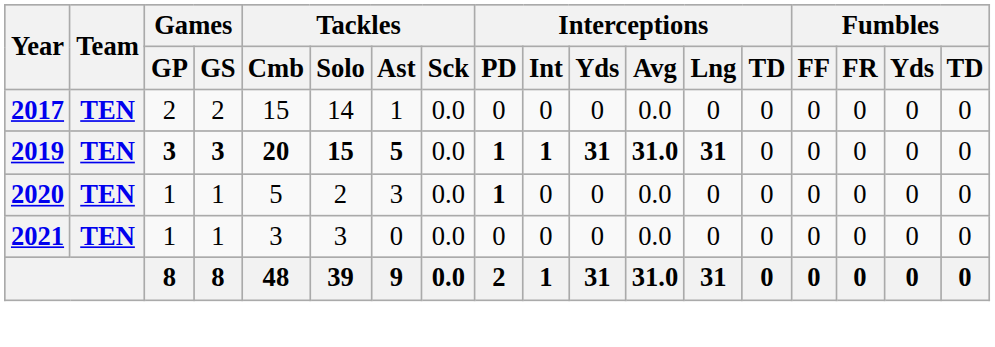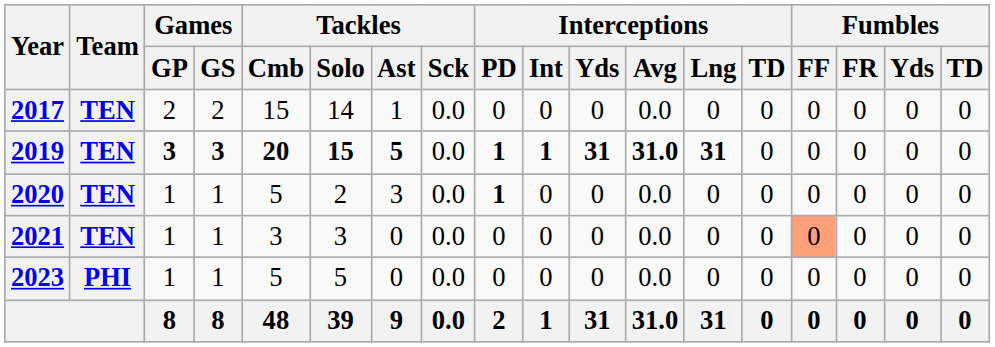(814, 236) no background -> (814, 236) lightsalmon background
+ row: (38, 278)
